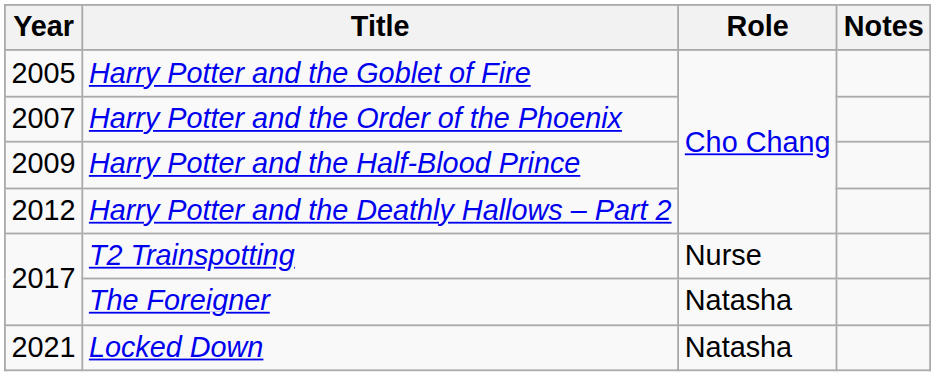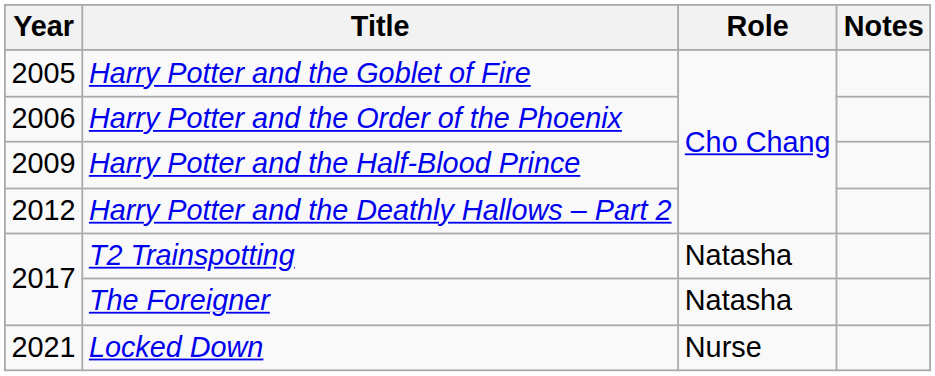(44, 118) 2007 -> (44, 118) 2006
(723, 255) Nurse -> (738, 255) Natasha
(738, 347) Natasha -> (723, 347) Nurse
